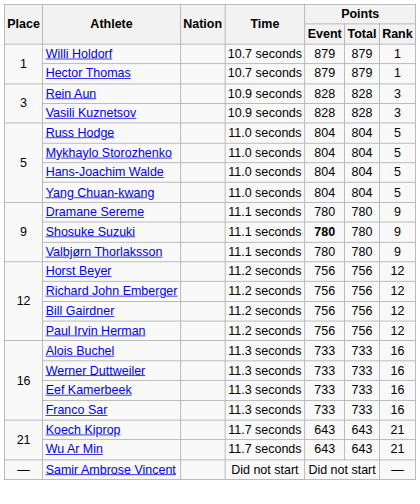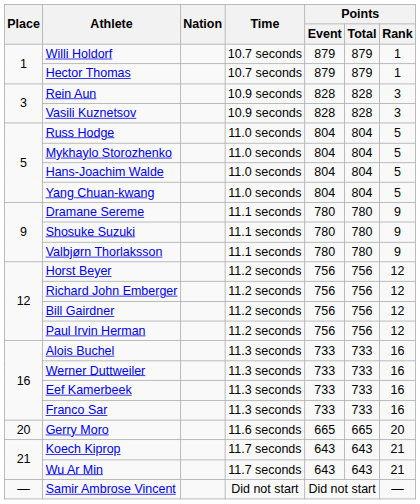(325, 232) bold -> (325, 232) normal
+ row: (77, 430)
